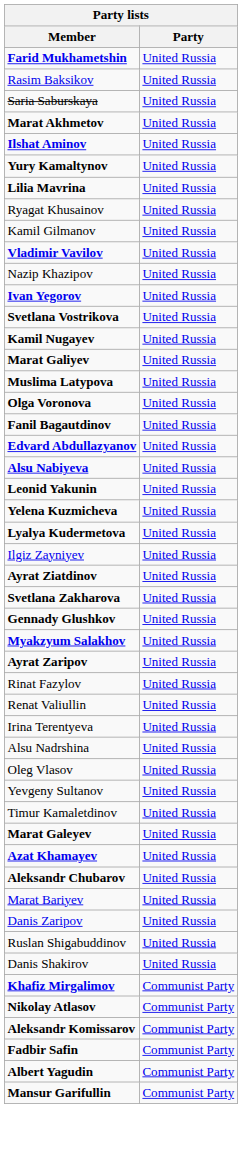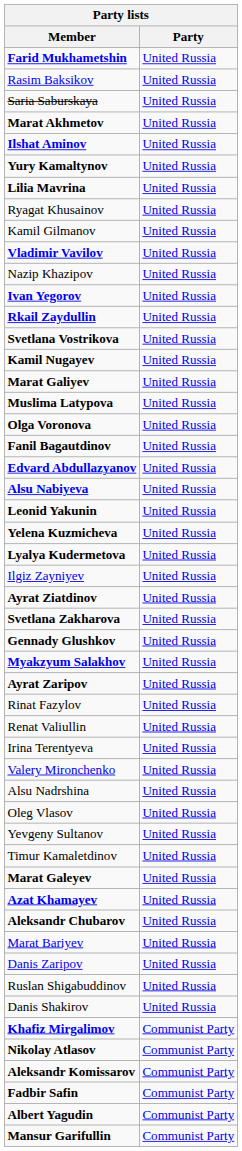+ row: (52, 317)
+ row: (61, 769)
